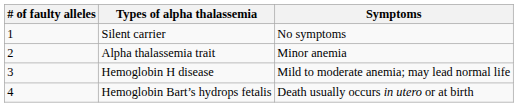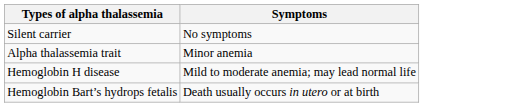- column: (52, 14)
